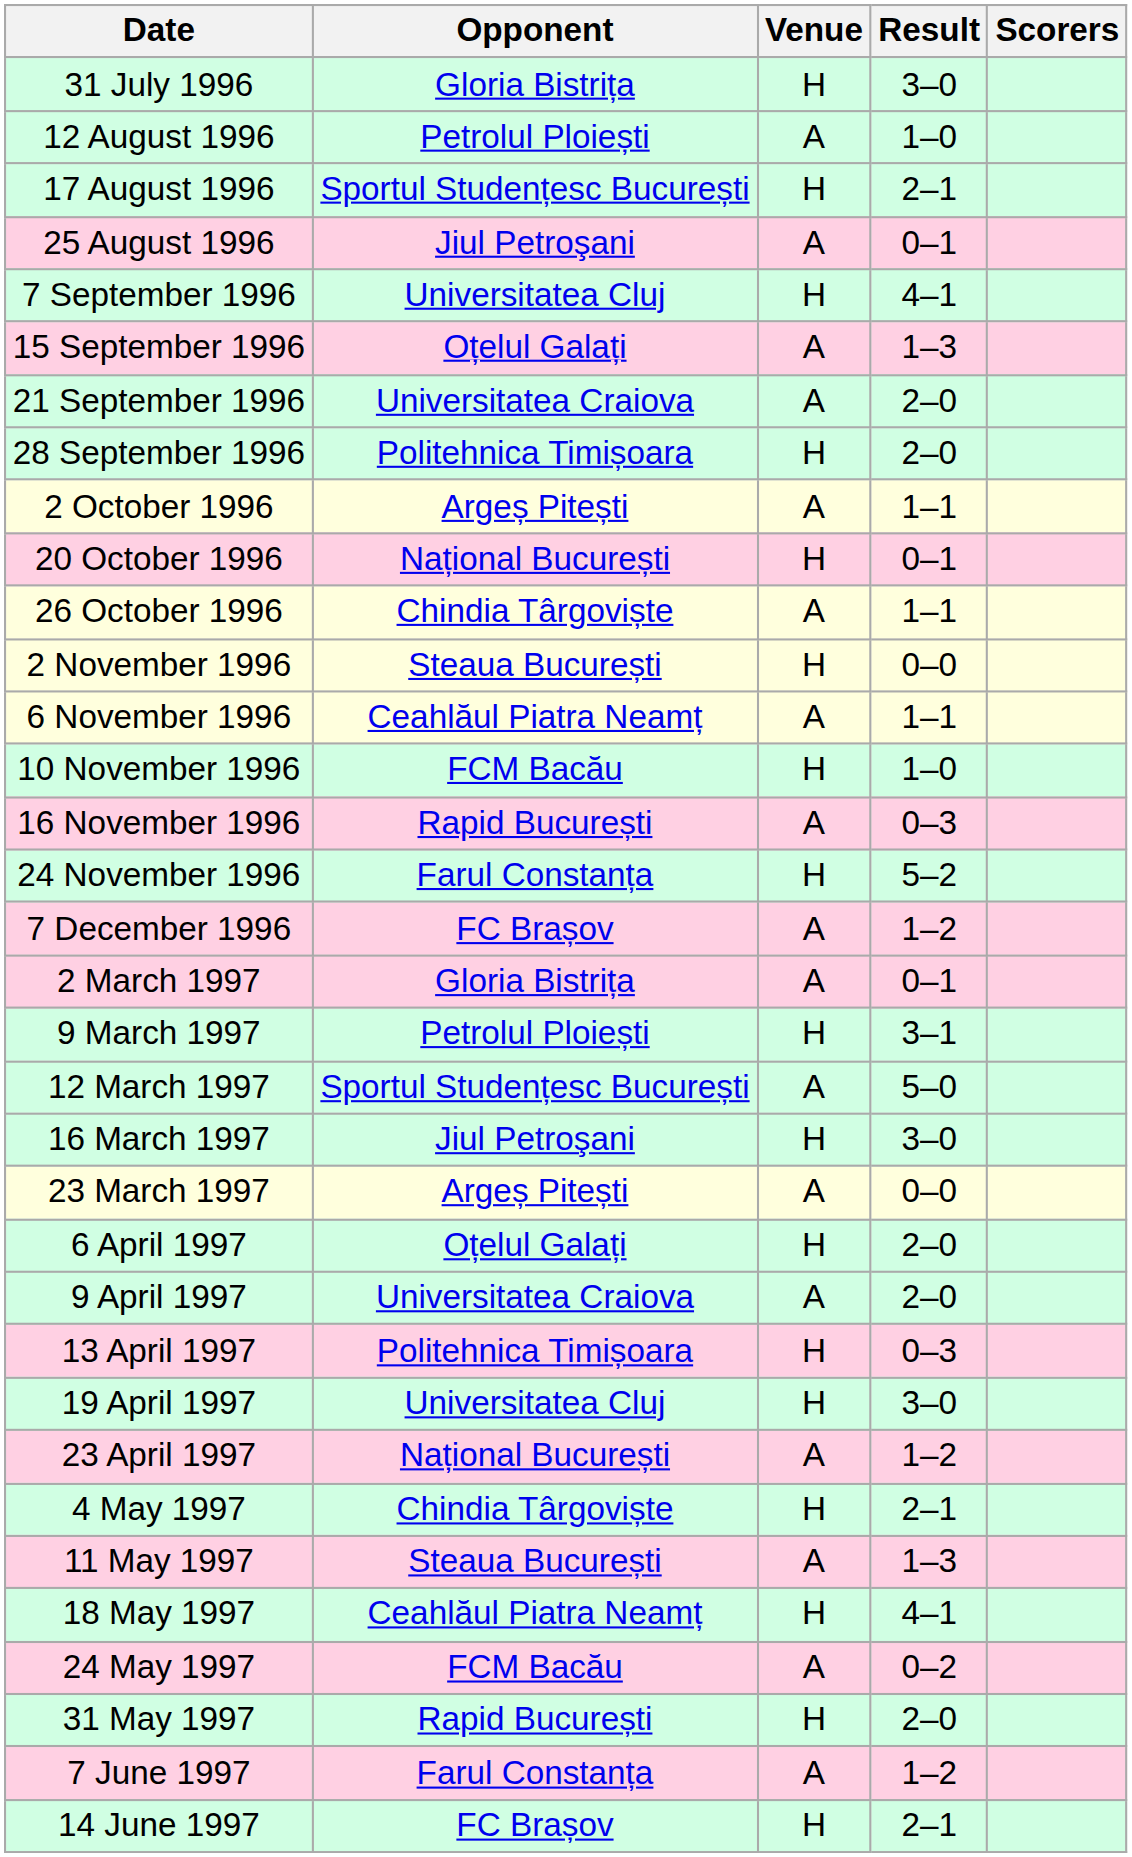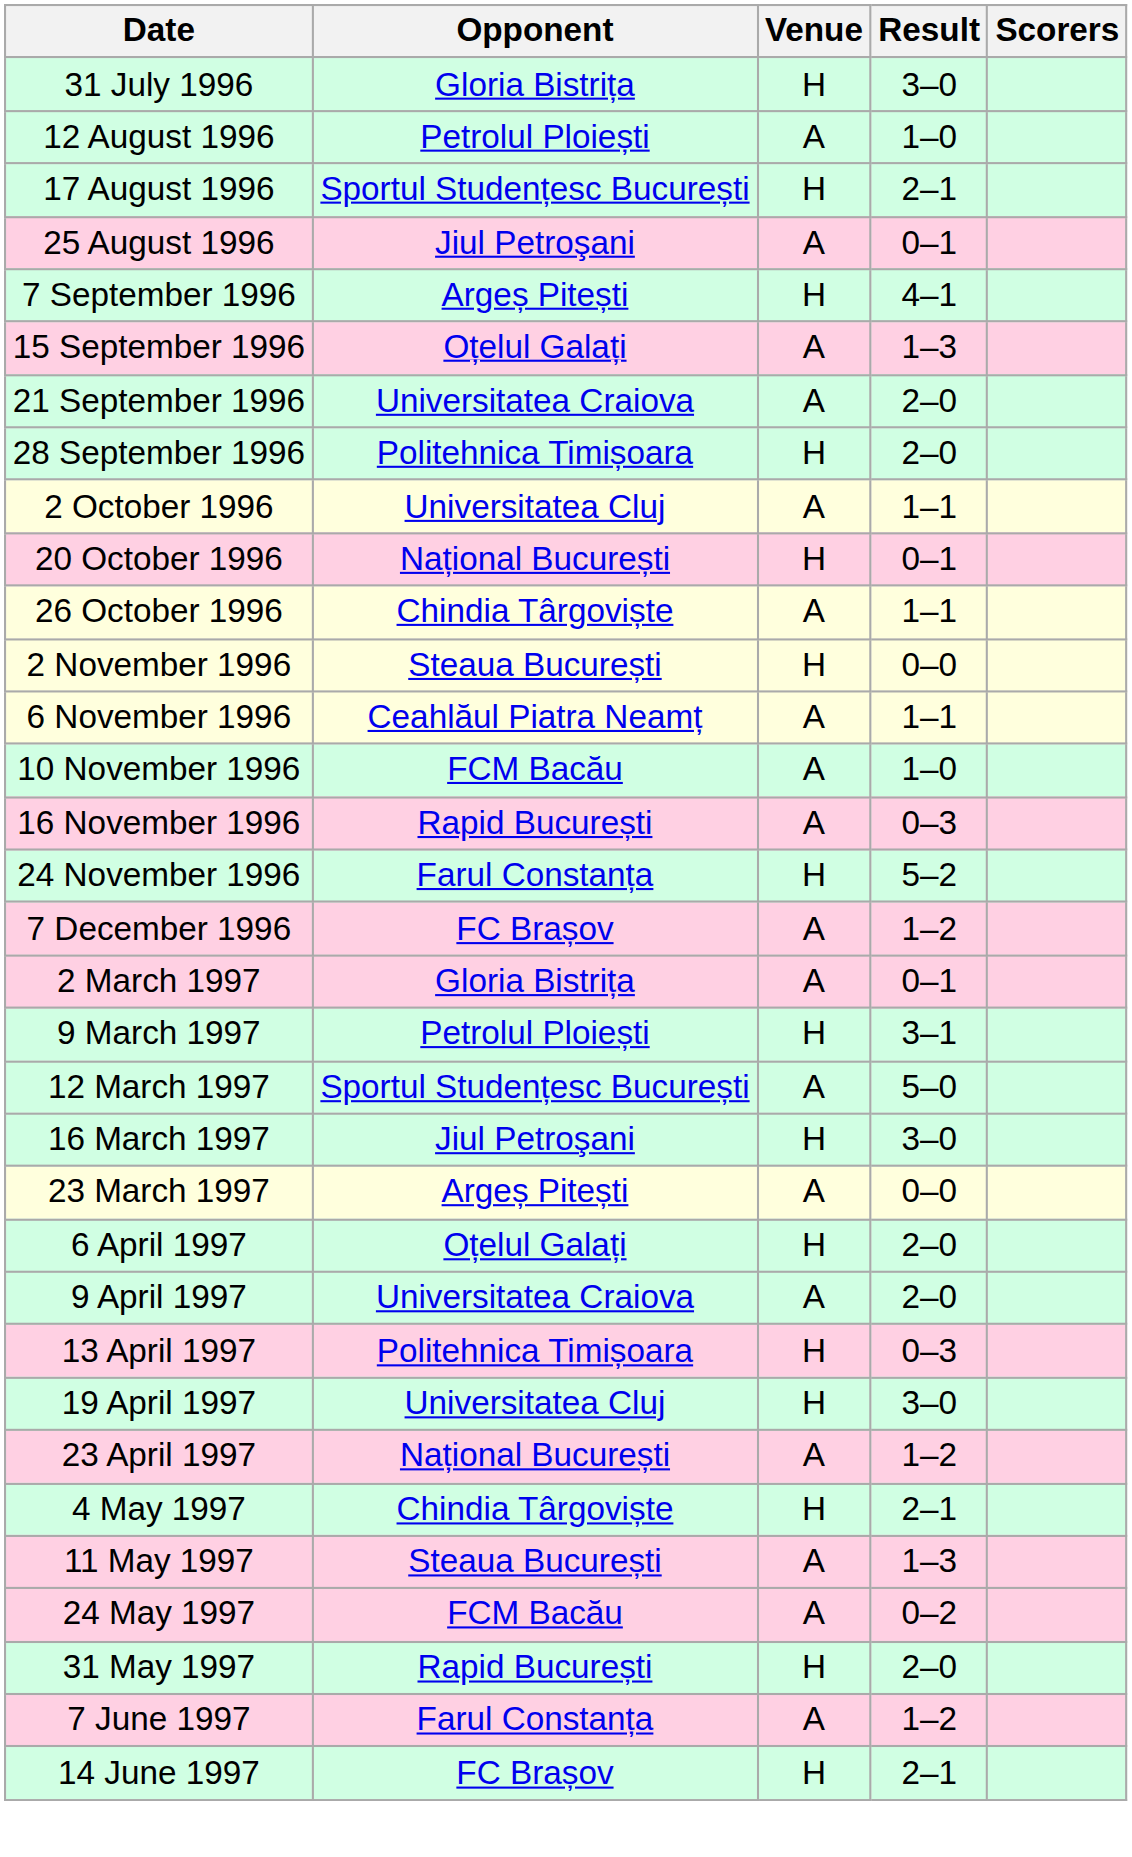(535, 294) Universitatea Cluj -> (535, 294) Argeș Pitești
(535, 505) Argeș Pitești -> (535, 505) Universitatea Cluj
(814, 769) H -> (814, 769) A
- row: (159, 1614)
